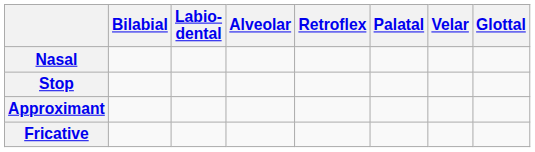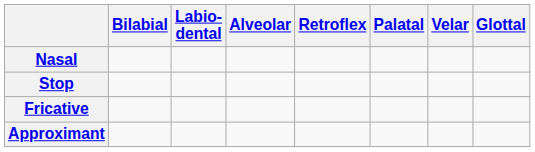rows swapped: (56, 134) <-> (56, 109)
